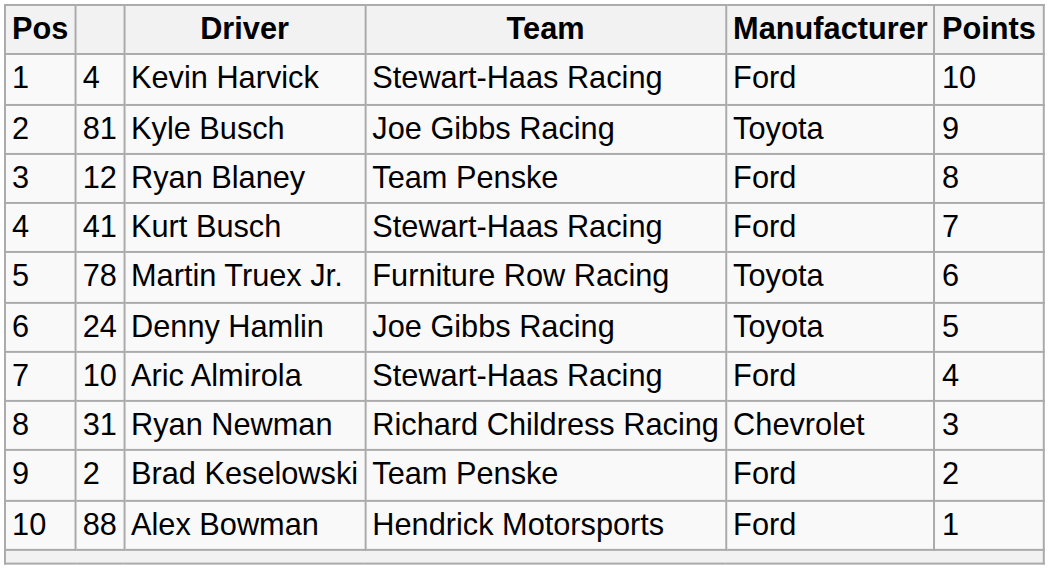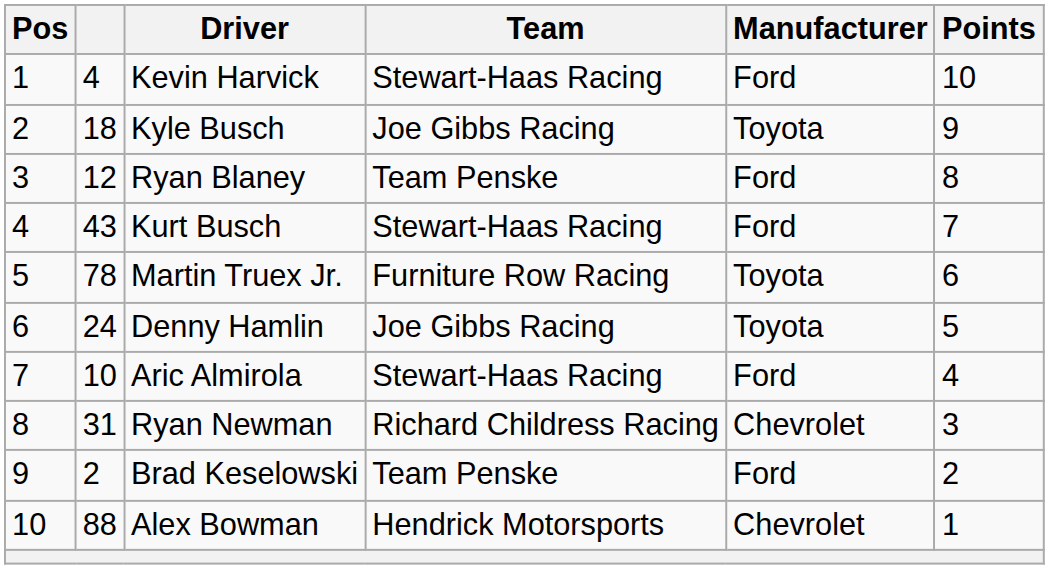(100, 127) 81 -> (100, 127) 18
(100, 226) 41 -> (100, 226) 43
(765, 523) Ford -> (799, 523) Chevrolet
